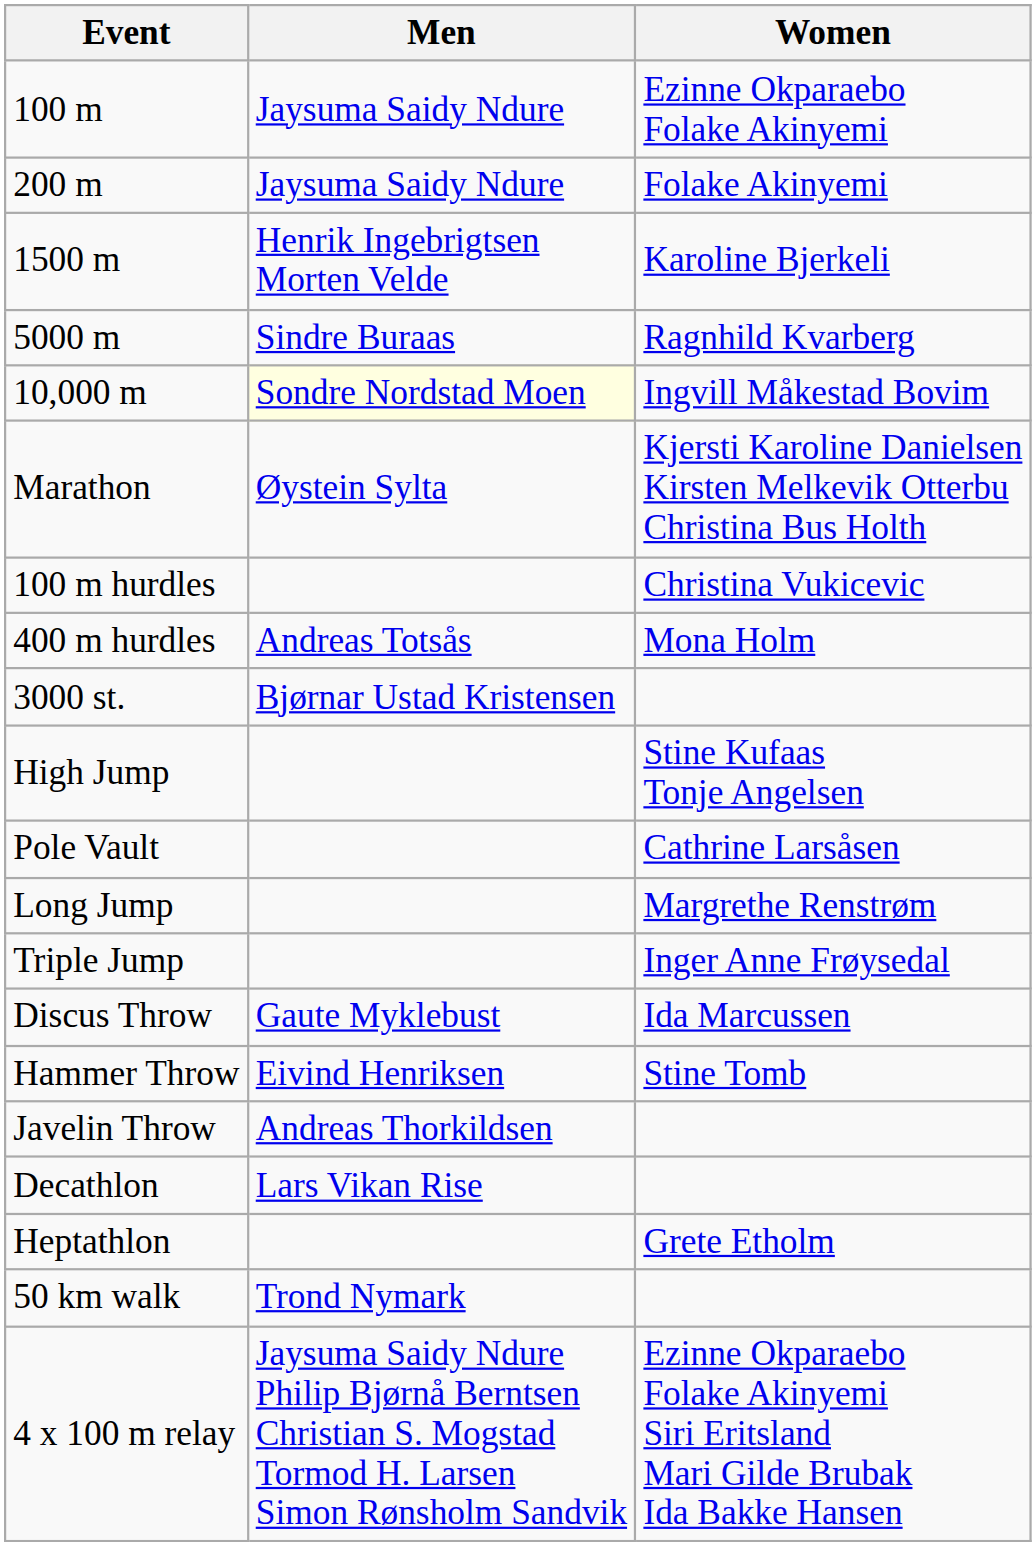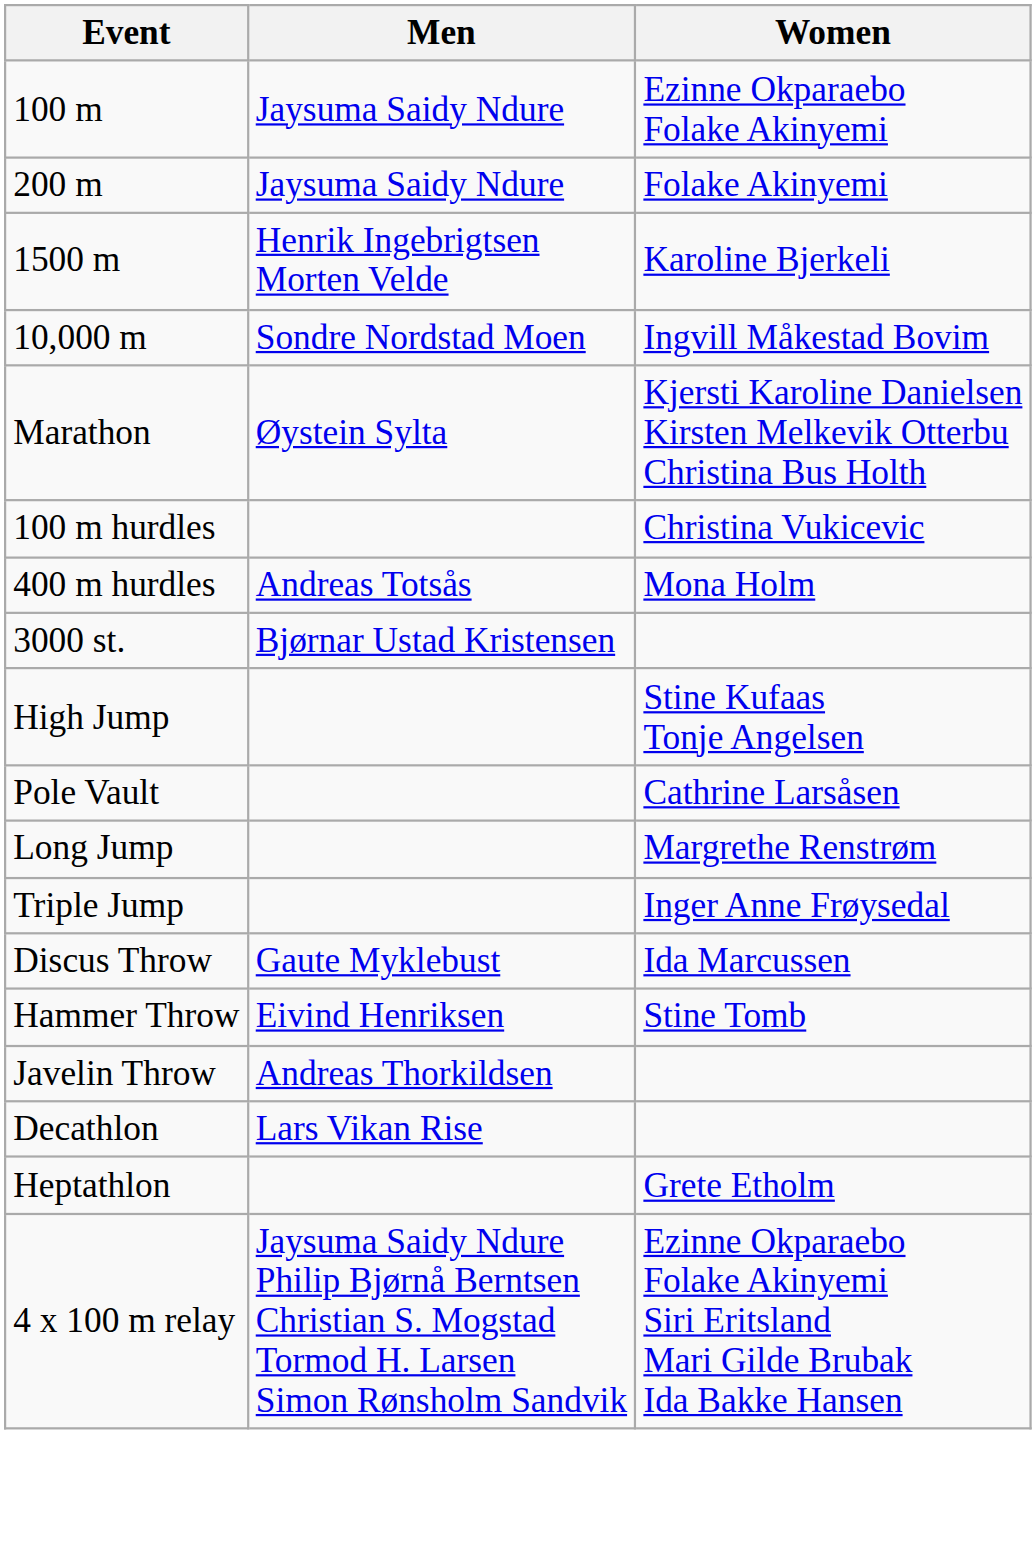- row: (67, 336)
(421, 392) lightyellow background -> (421, 336) no background
- row: (97, 1296)
